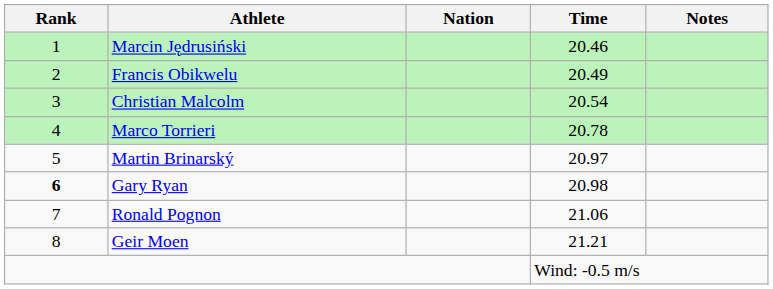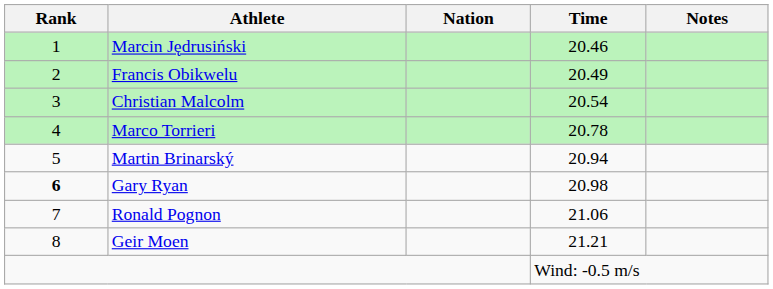(588, 158) 20.97 -> (588, 158) 20.94
